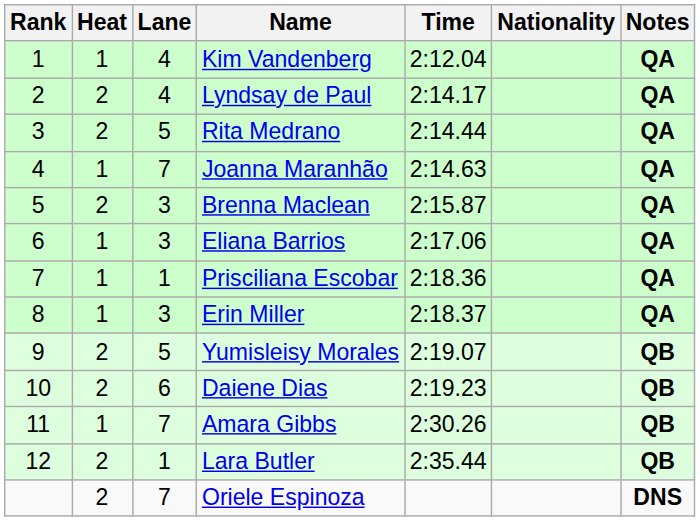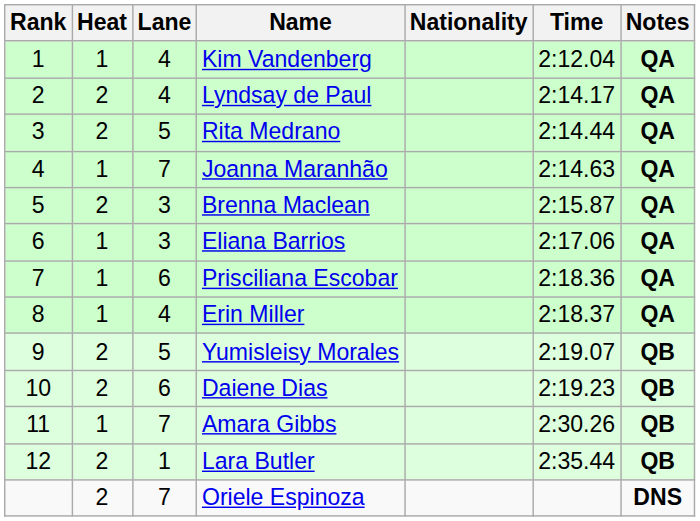columns swapped: (556, 22) <-> (448, 22)
(164, 278) 1 -> (164, 278) 6
(164, 315) 3 -> (164, 315) 4
